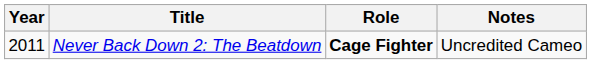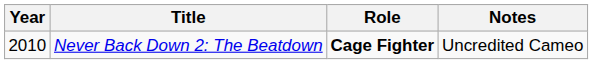(27, 44) 2011 -> (27, 44) 2010
